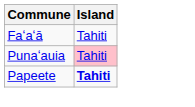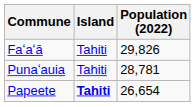+ column: (154, 22)
(92, 55) pink background -> (92, 70) no background
